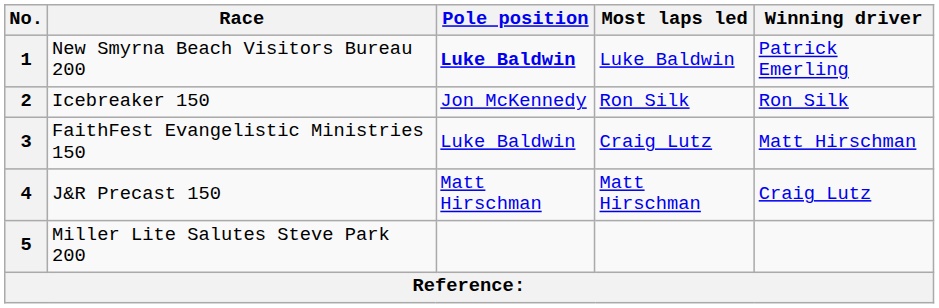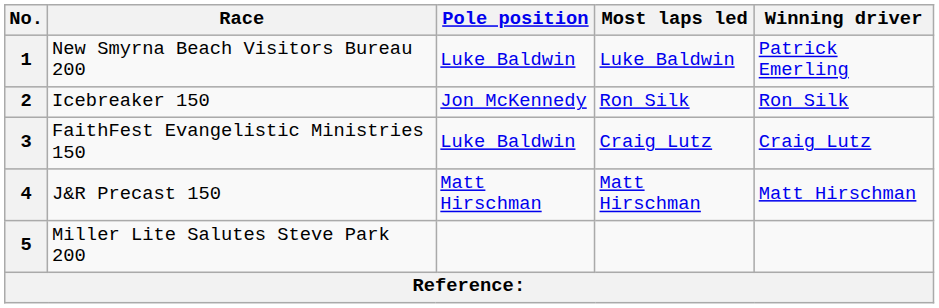(508, 61) bold -> (508, 61) normal
(838, 143) Matt Hirschman -> (815, 143) Craig Lutz
(815, 195) Craig Lutz -> (838, 195) Matt Hirschman
